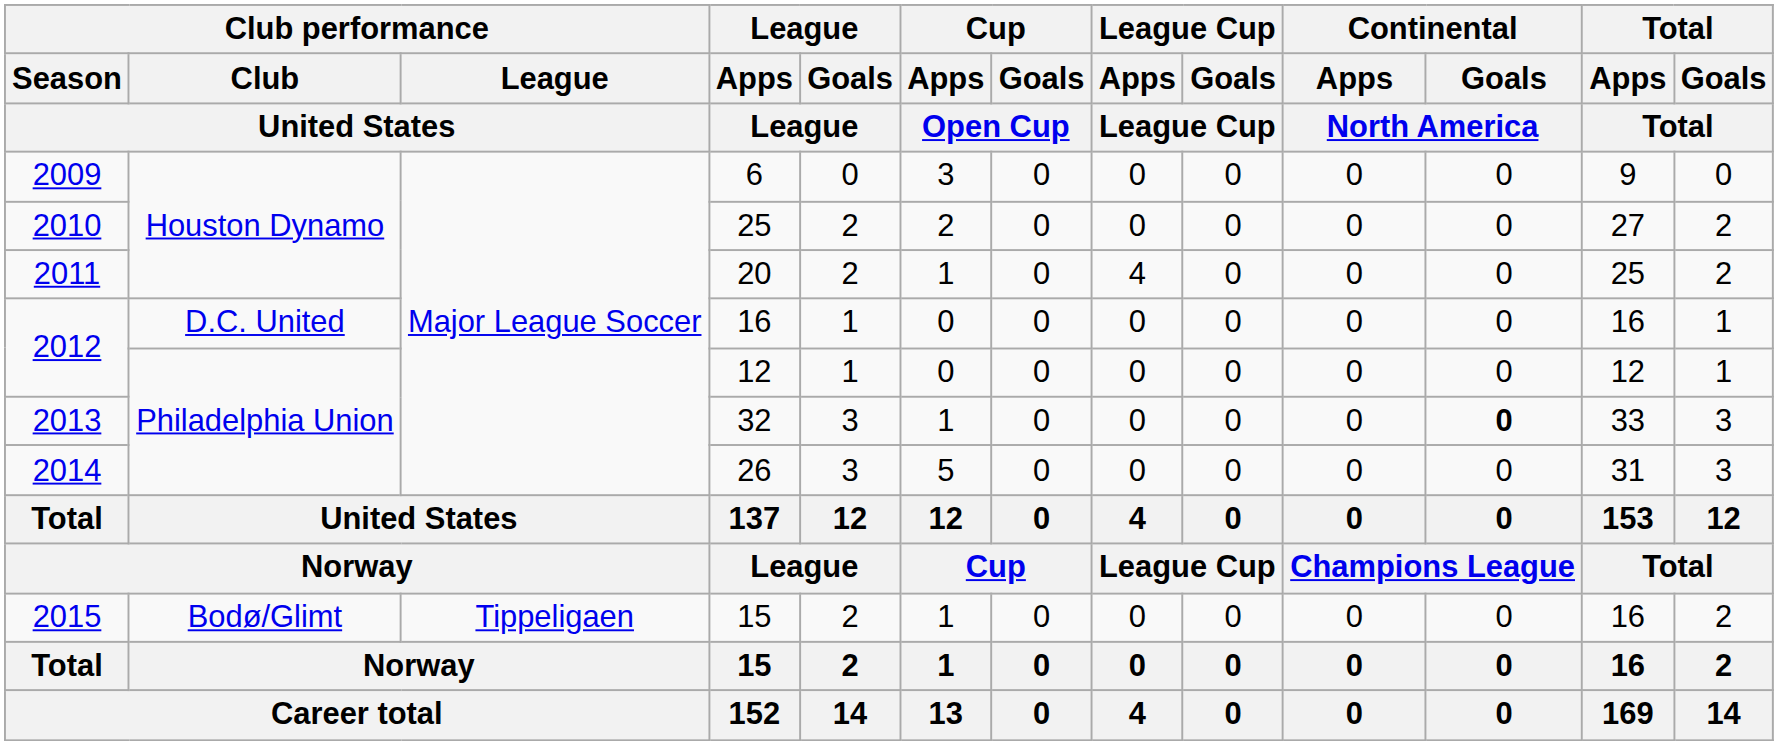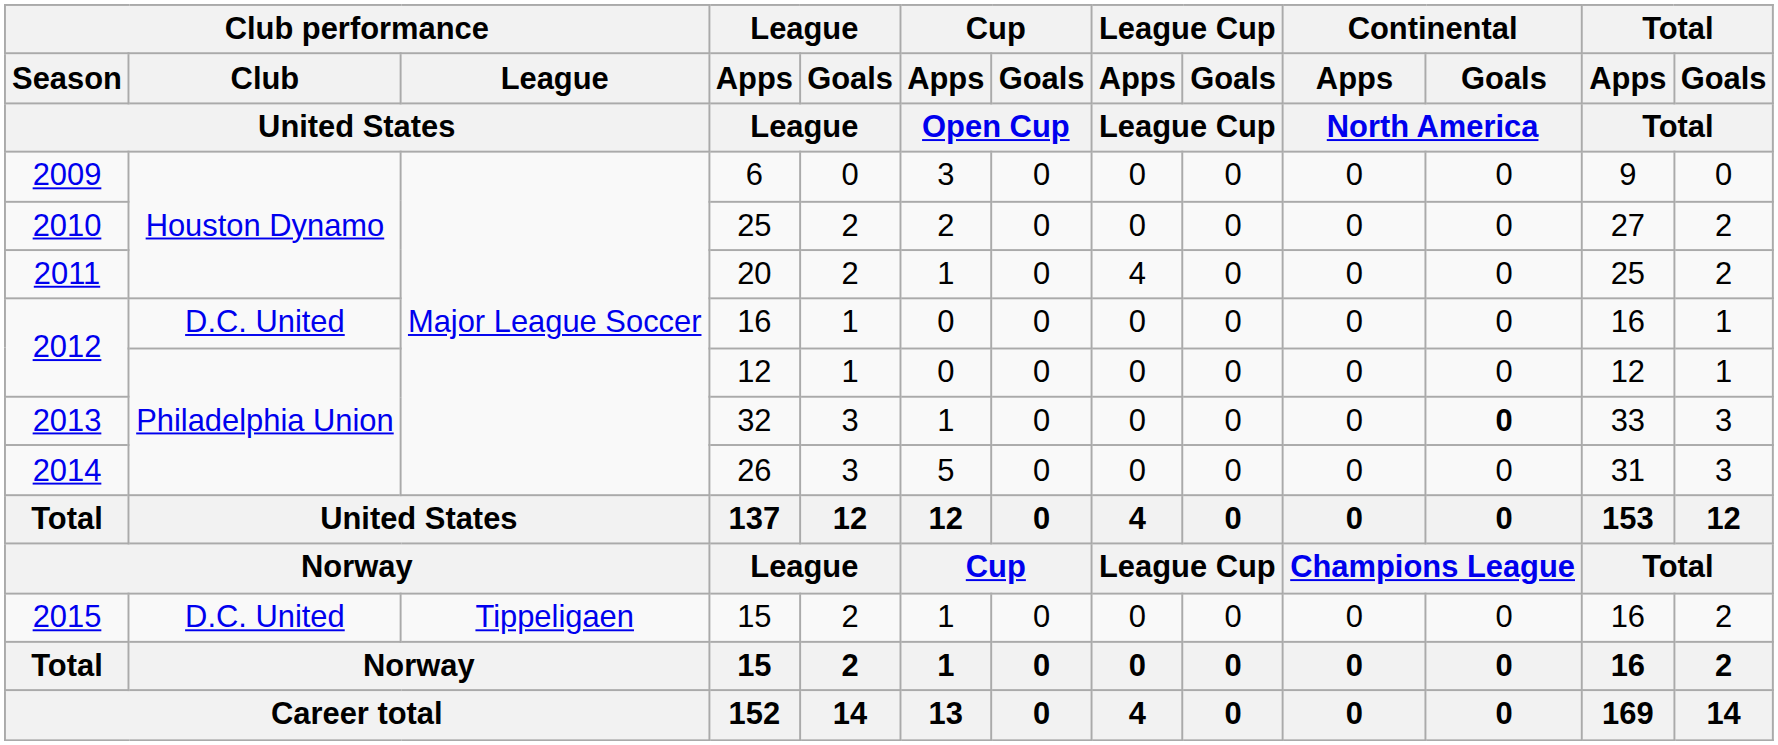(265, 616) Bodø/Glimt -> (265, 616) D.C. United
